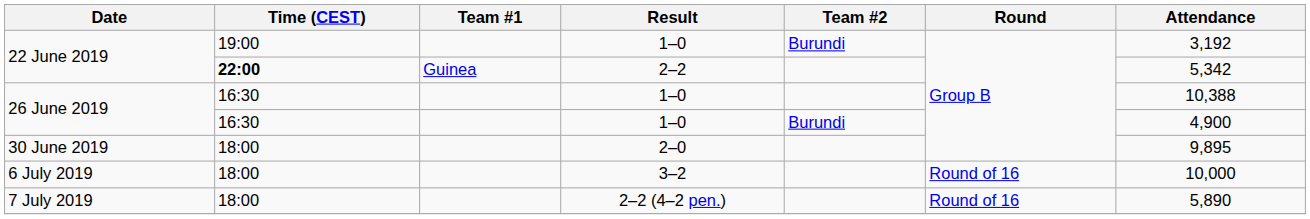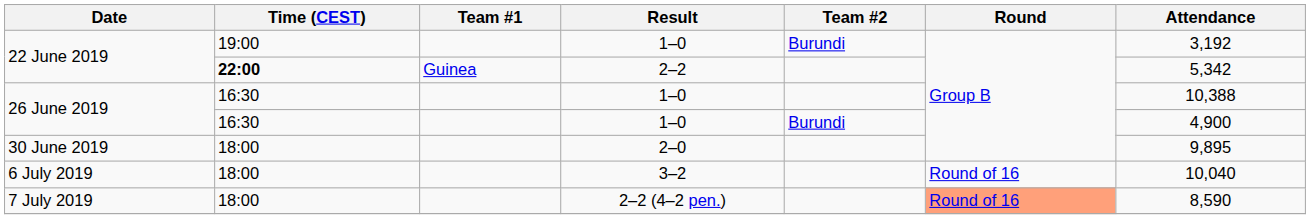(1210, 174) 10,000 -> (1210, 174) 10,040
(974, 200) no background -> (974, 200) lightsalmon background
(1210, 200) 5,890 -> (1210, 200) 8,590
